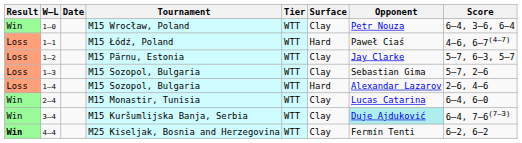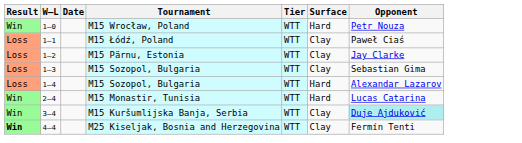- column: (480, 12)
(320, 26) Clay -> (320, 26) Hard
(320, 41) Hard -> (320, 40) Clay
(320, 100) Clay -> (320, 98) Hard
